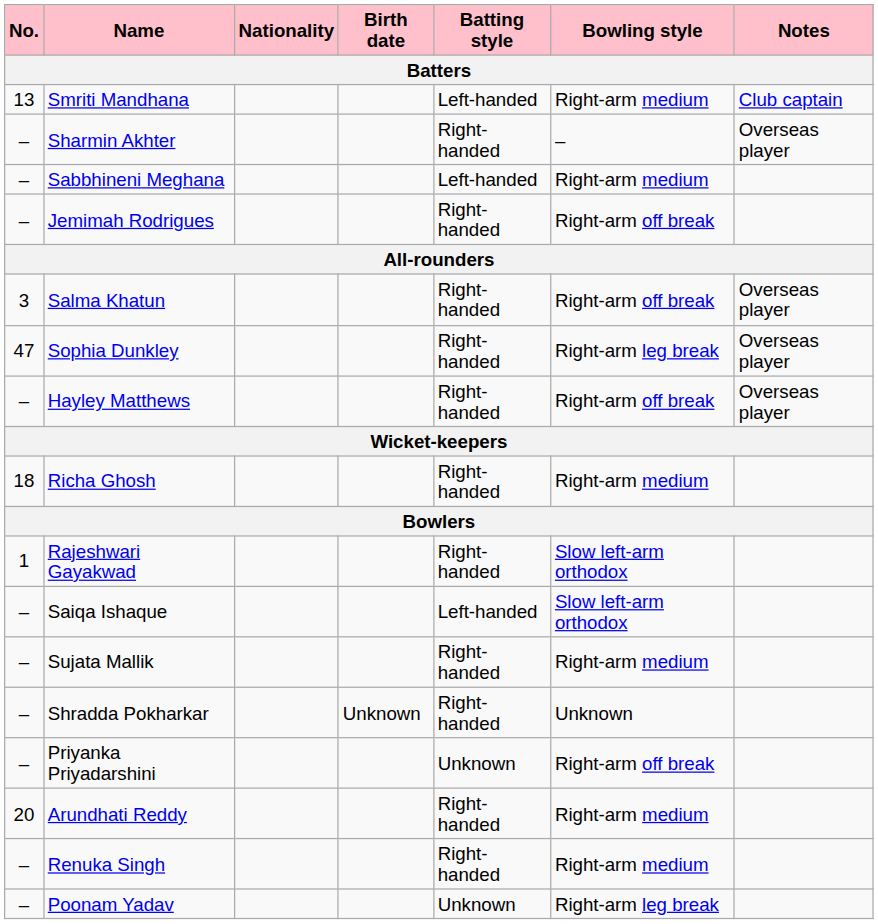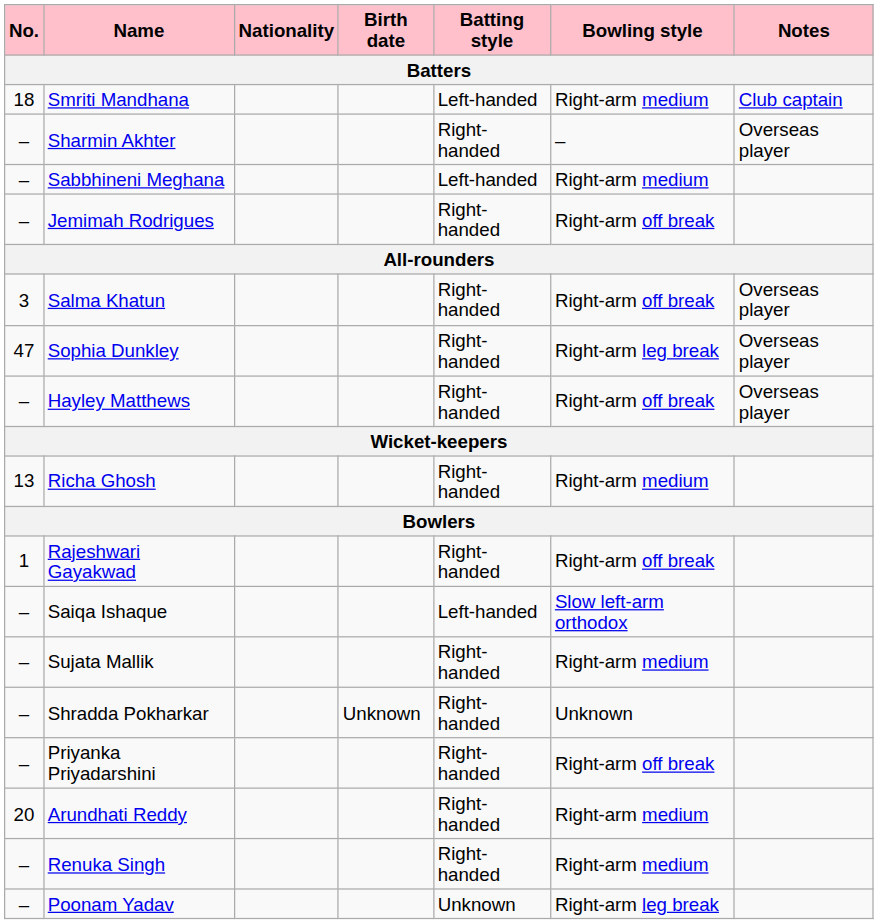(24, 100) 13 -> (24, 100) 18
(24, 481) 18 -> (24, 481) 13
(609, 561) Slow left-arm orthodox -> (635, 561) Right-arm off break
(477, 763) Unknown -> (469, 763) Right-handed
